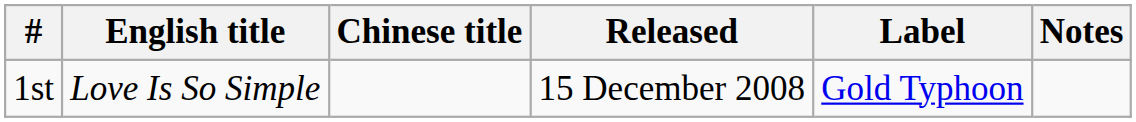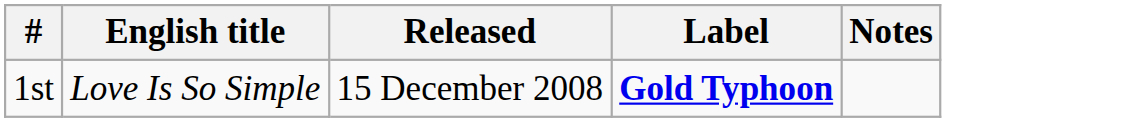- column: (429, 32)
(922, 87) normal -> (726, 87) bold
